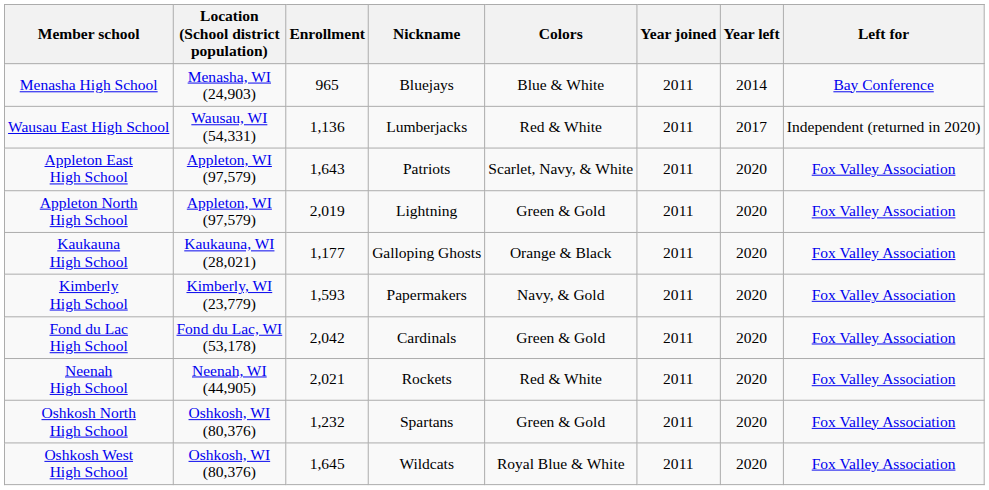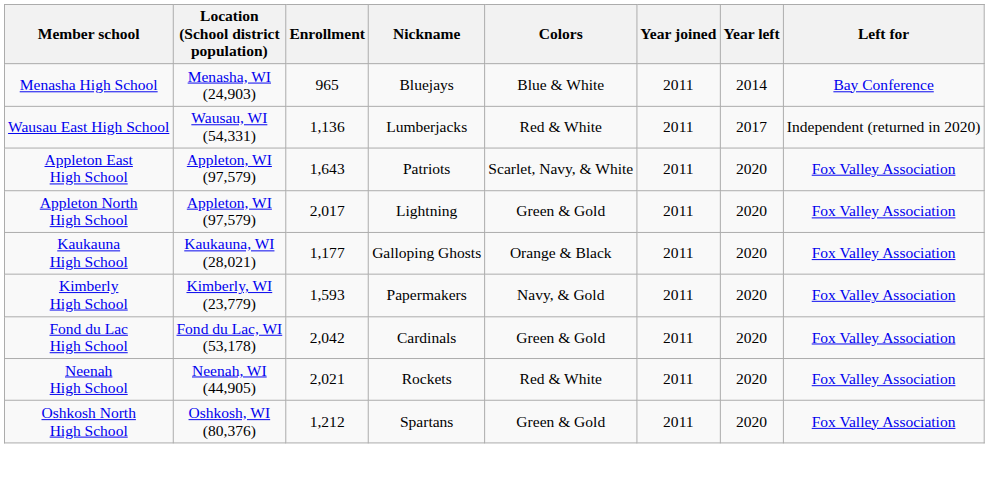(327, 211) 2,019 -> (327, 211) 2,017
(327, 421) 1,232 -> (327, 421) 1,212
- row: (89, 463)
